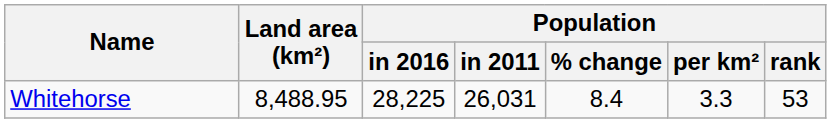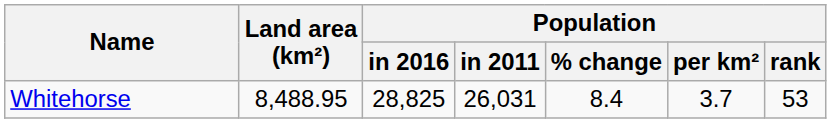(409, 99) 28,225 -> (409, 99) 28,825
(716, 99) 3.3 -> (716, 99) 3.7
